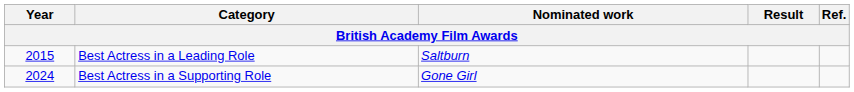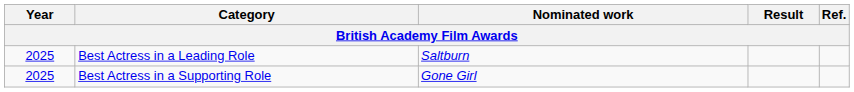(40, 55) 2015 -> (40, 55) 2025
(40, 76) 2024 -> (40, 76) 2025
